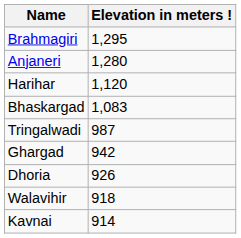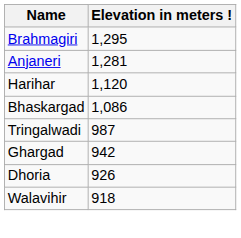(109, 61) 1,280 -> (109, 61) 1,281
(109, 107) 1,083 -> (109, 107) 1,086
- row: (30, 221)
